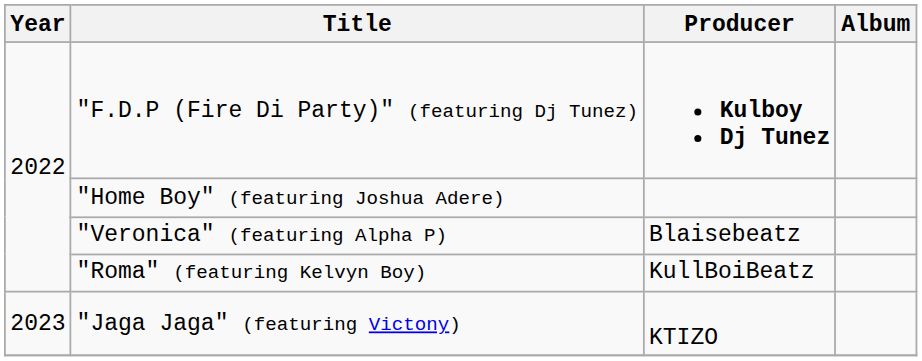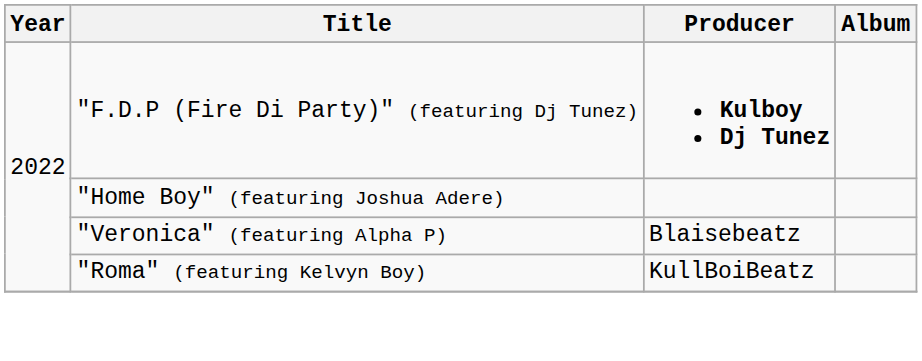- row: (269, 324)
